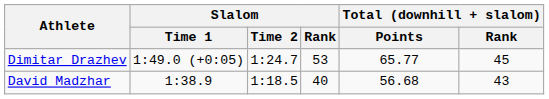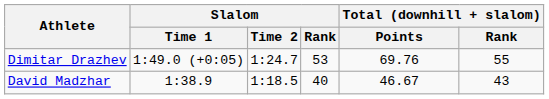(399, 60) 65.77 -> (399, 60) 69.76
(501, 60) 45 -> (501, 60) 55
(399, 82) 56.68 -> (399, 82) 46.67
